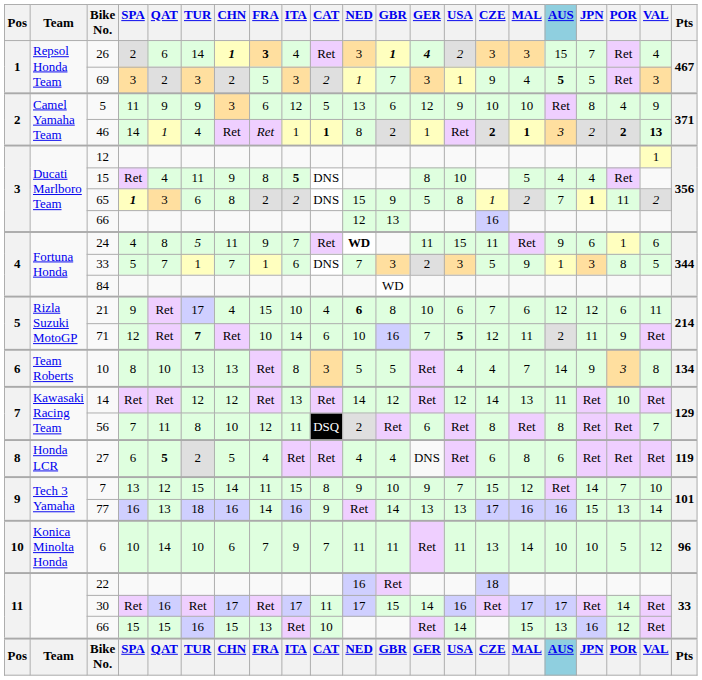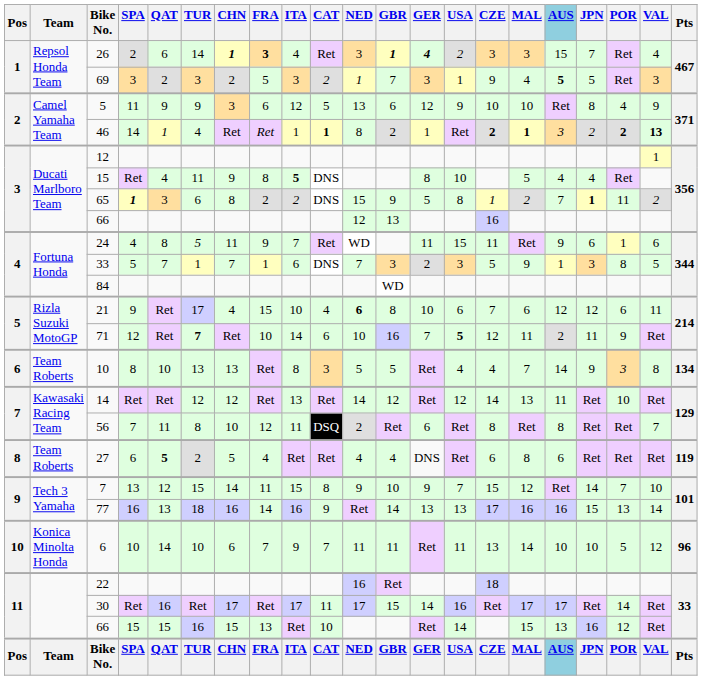(359, 242) bold -> (359, 242) normal
(50, 458) Honda LCR -> (53, 458) Team Roberts
